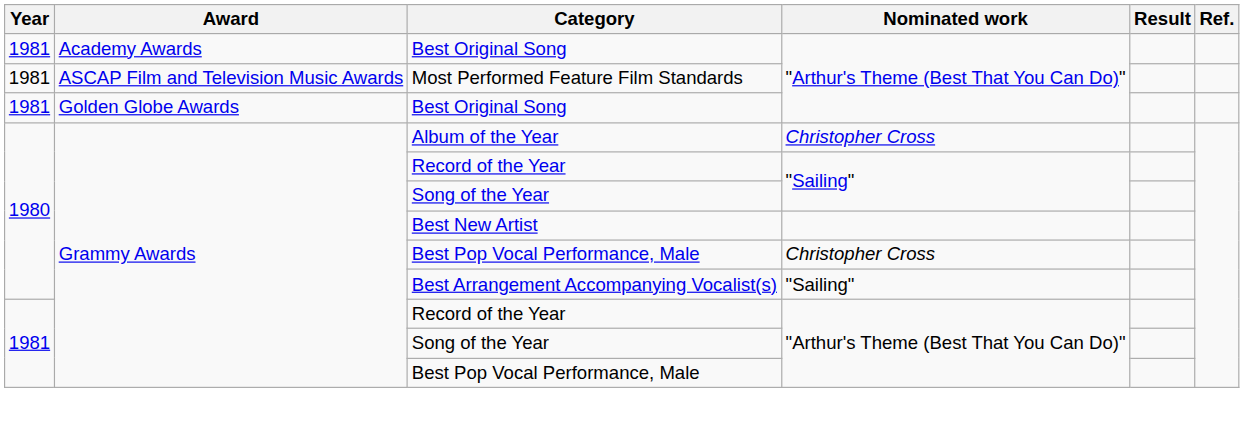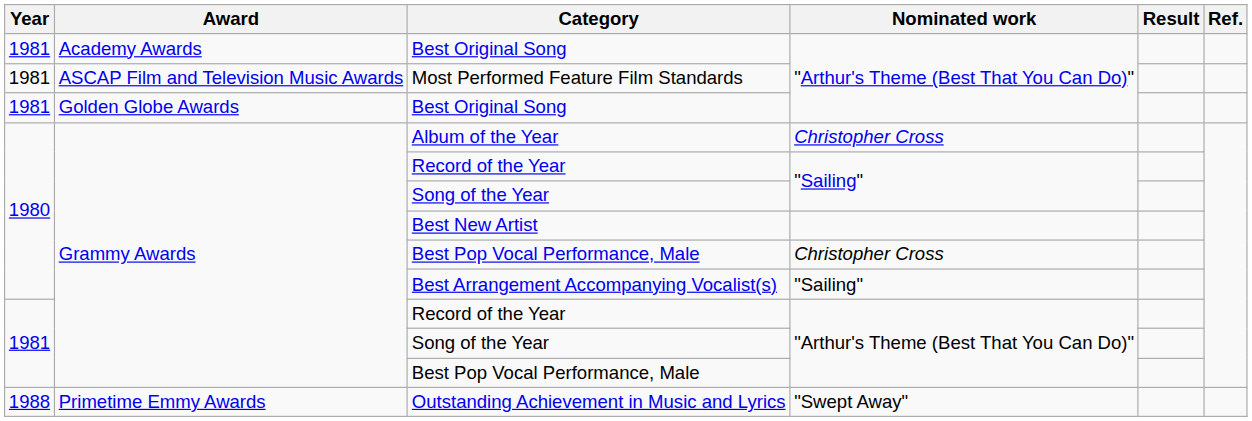+ row: (599, 401)
